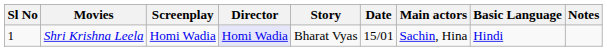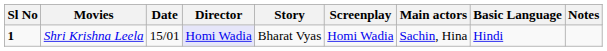columns swapped: (379, 14) <-> (183, 14)
(11, 35) normal -> (11, 35) bold
